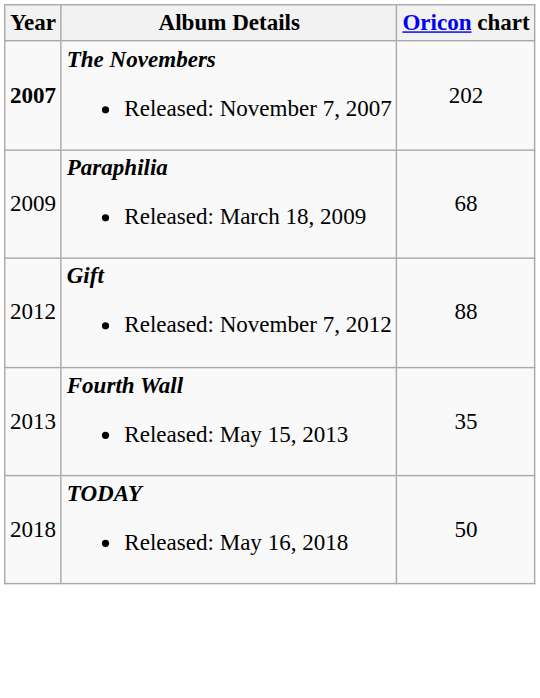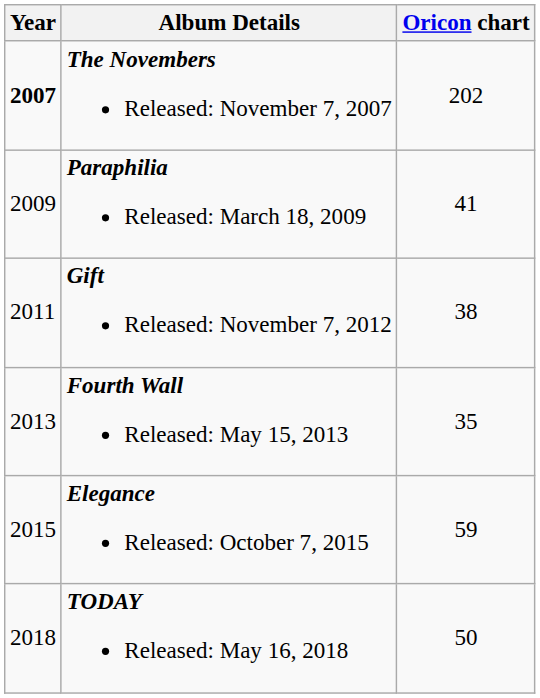(466, 203) 68 -> (466, 203) 41
(33, 312) 2012 -> (33, 312) 2011
(466, 312) 88 -> (466, 312) 38
+ row: (229, 518)
